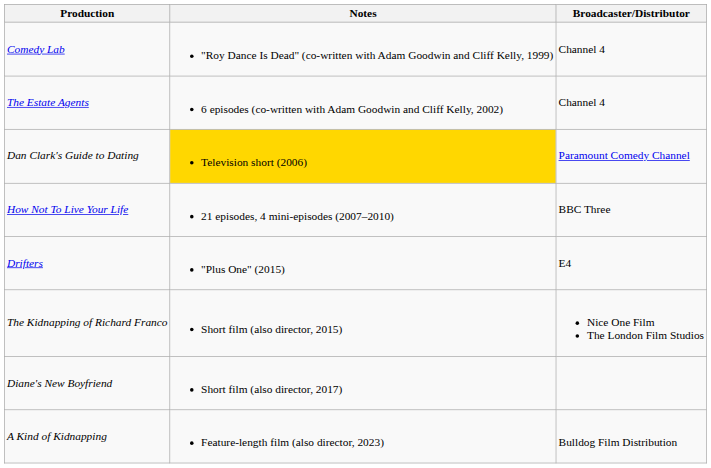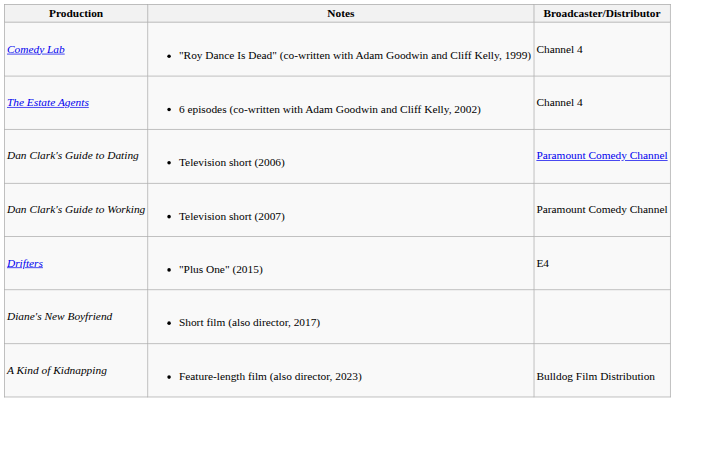(363, 163) gold background -> (341, 163) no background
+ row: (76, 209)
- row: (68, 209)
- row: (87, 323)
